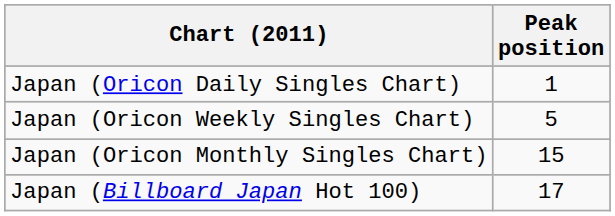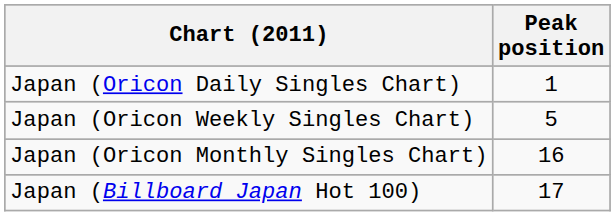(551, 156) 15 -> (551, 156) 16
